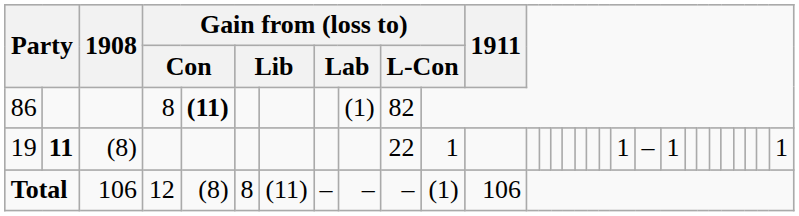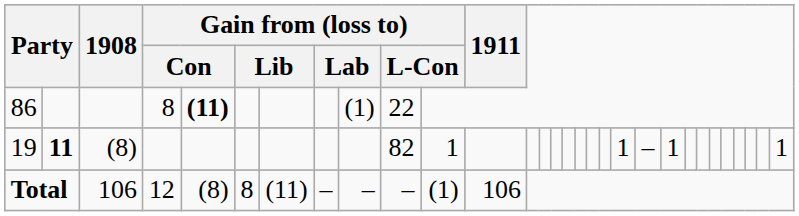(401, 107) 82 -> (401, 107) 22
(401, 148) 22 -> (401, 148) 82
